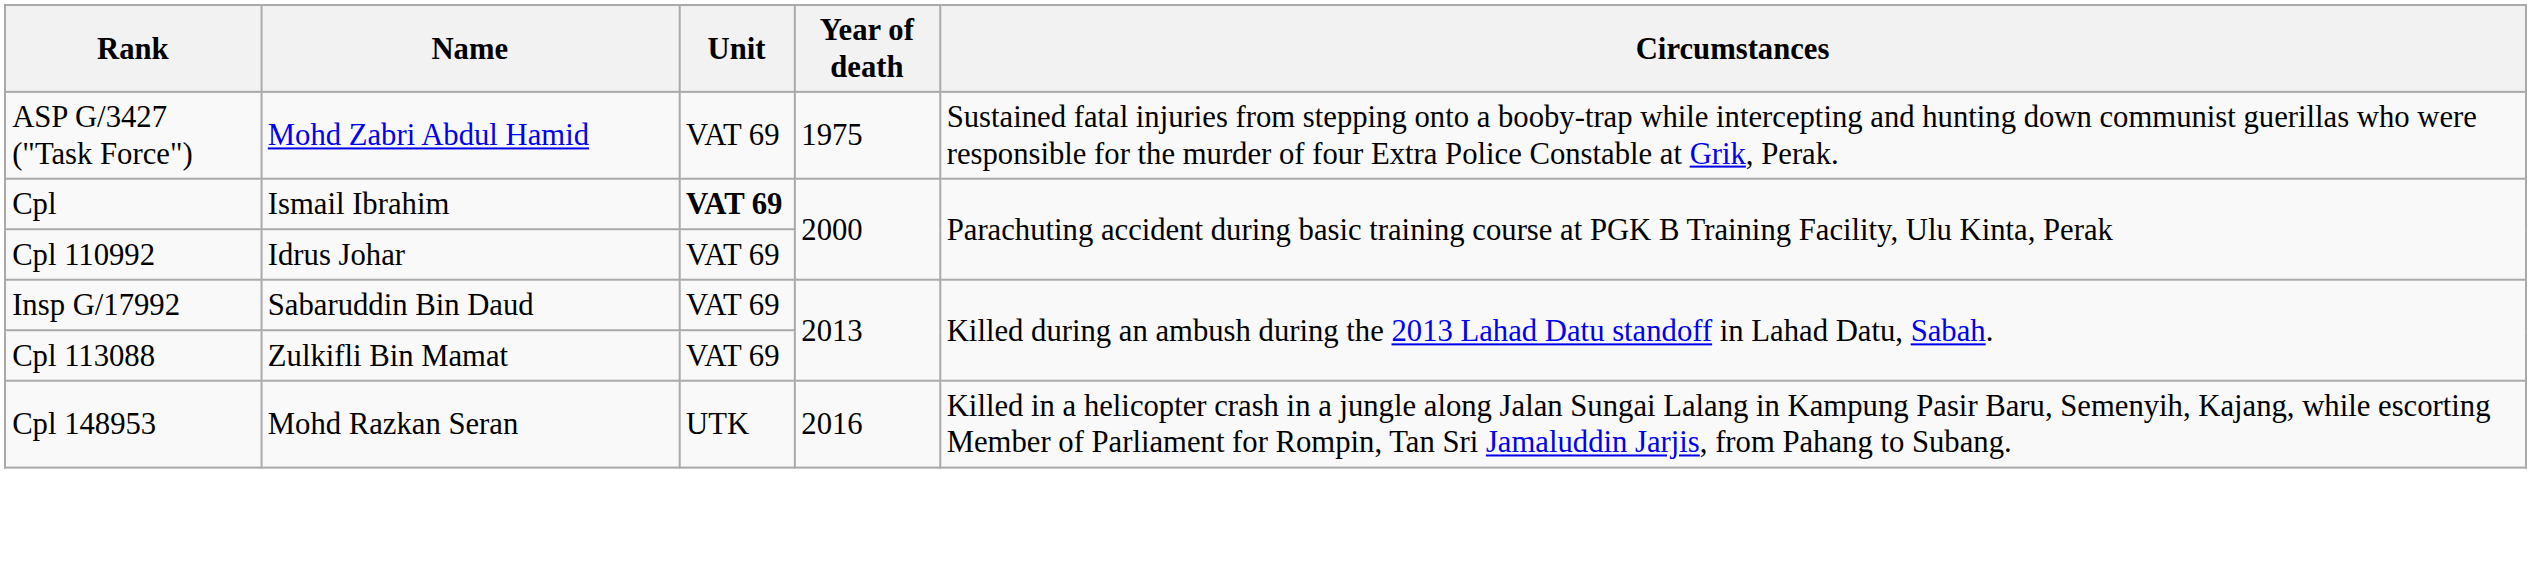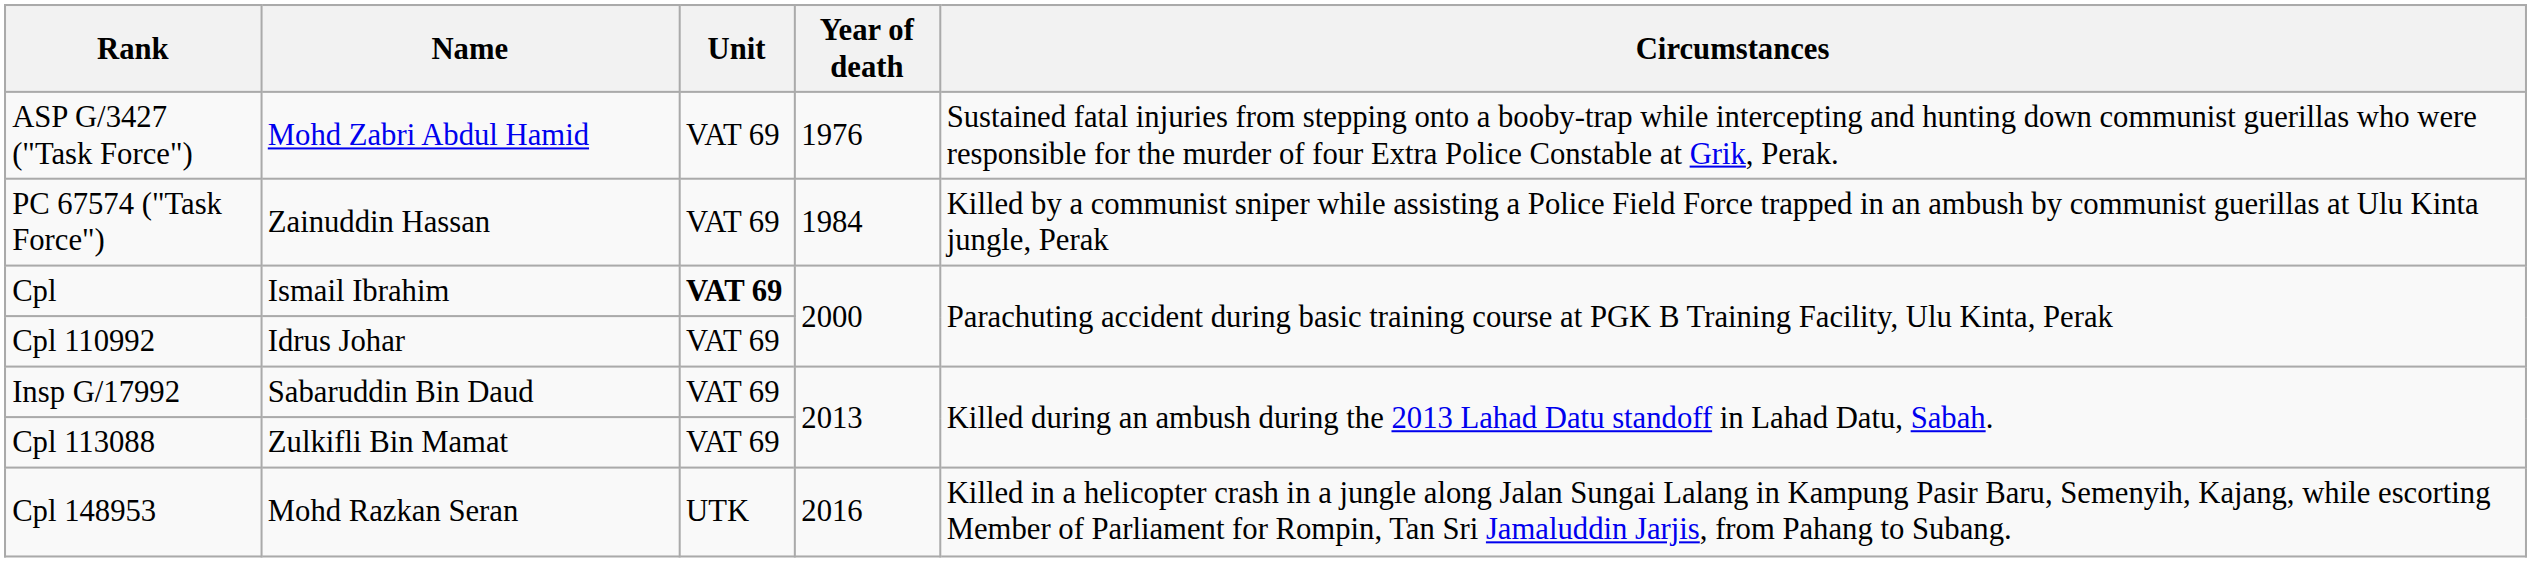(832, 135) 1975 -> (832, 135) 1976
+ row: (117, 222)
